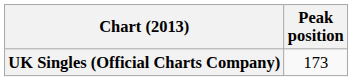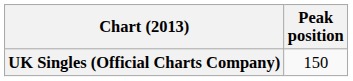(316, 62) 173 -> (316, 62) 150
